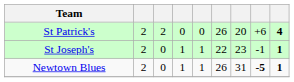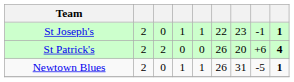rows swapped: (69, 31) <-> (69, 49)
(260, 67) bold -> (260, 67) normal
